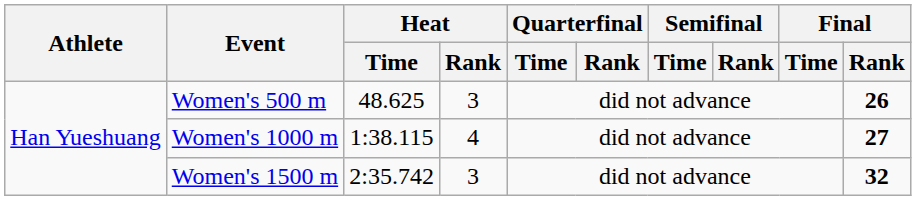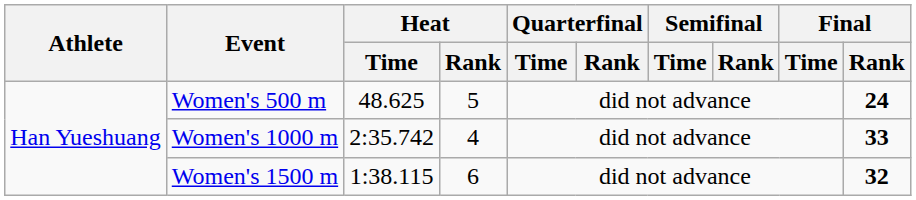(473, 99) 3 -> (473, 99) 5
(877, 99) 26 -> (877, 99) 24
(392, 137) 1:38.115 -> (392, 137) 2:35.742
(877, 137) 27 -> (877, 137) 33
(392, 175) 2:35.742 -> (392, 175) 1:38.115
(473, 175) 3 -> (473, 175) 6
